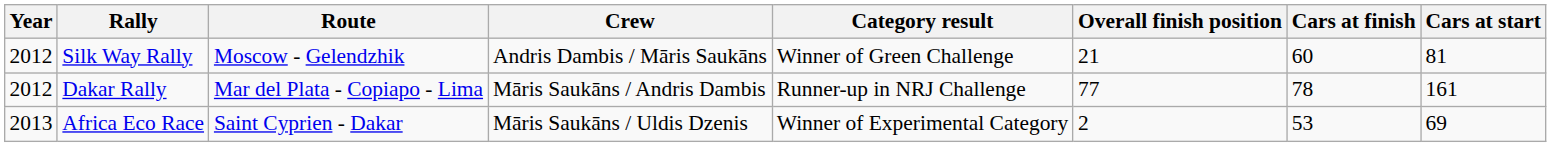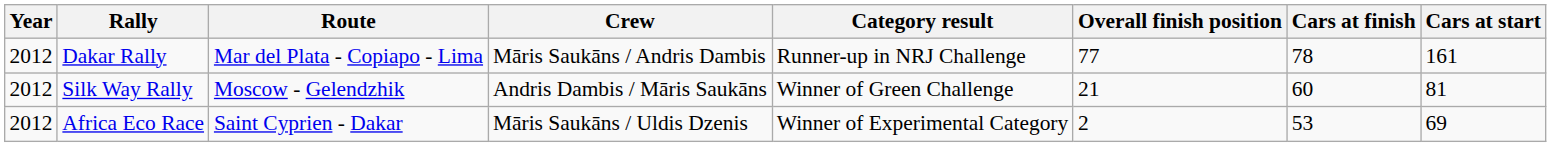rows swapped: (114, 89) <-> (127, 55)
(31, 123) 2013 -> (31, 123) 2012
